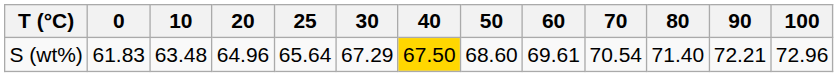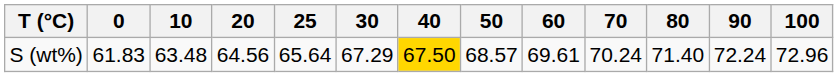(243, 54) 64.96 -> (243, 54) 64.56
(491, 54) 68.60 -> (491, 54) 68.57
(616, 54) 70.54 -> (616, 54) 70.24
(740, 54) 72.21 -> (740, 54) 72.24
